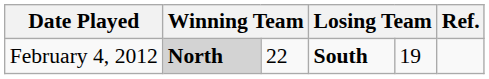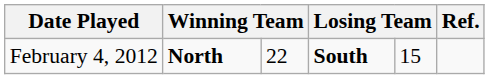(195, 55) lightgrey background -> (195, 55) no background
(410, 55) 19 -> (410, 55) 15
